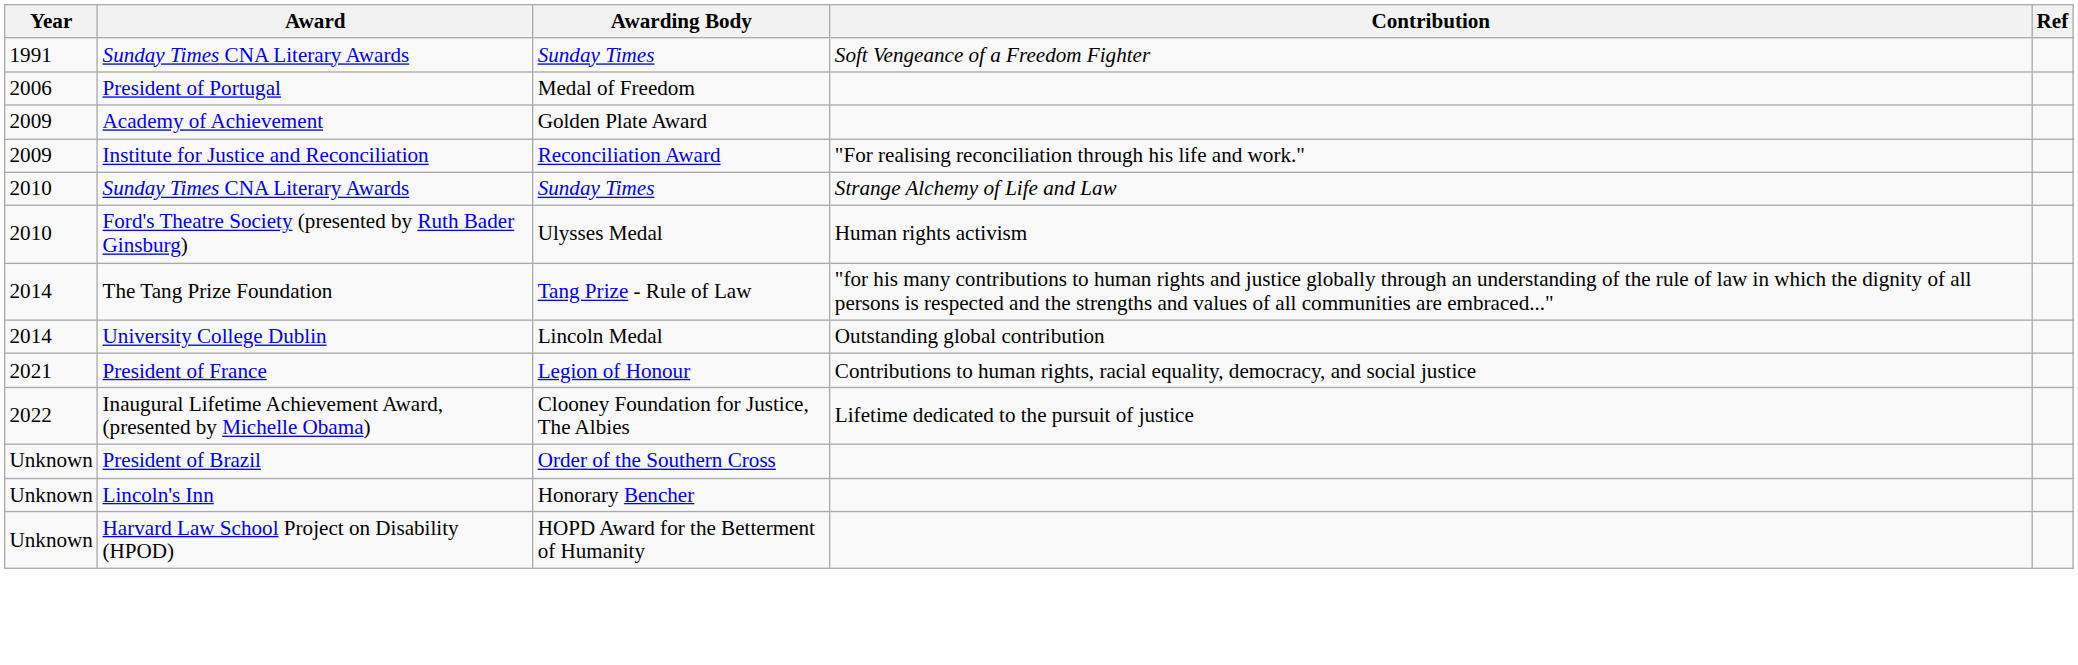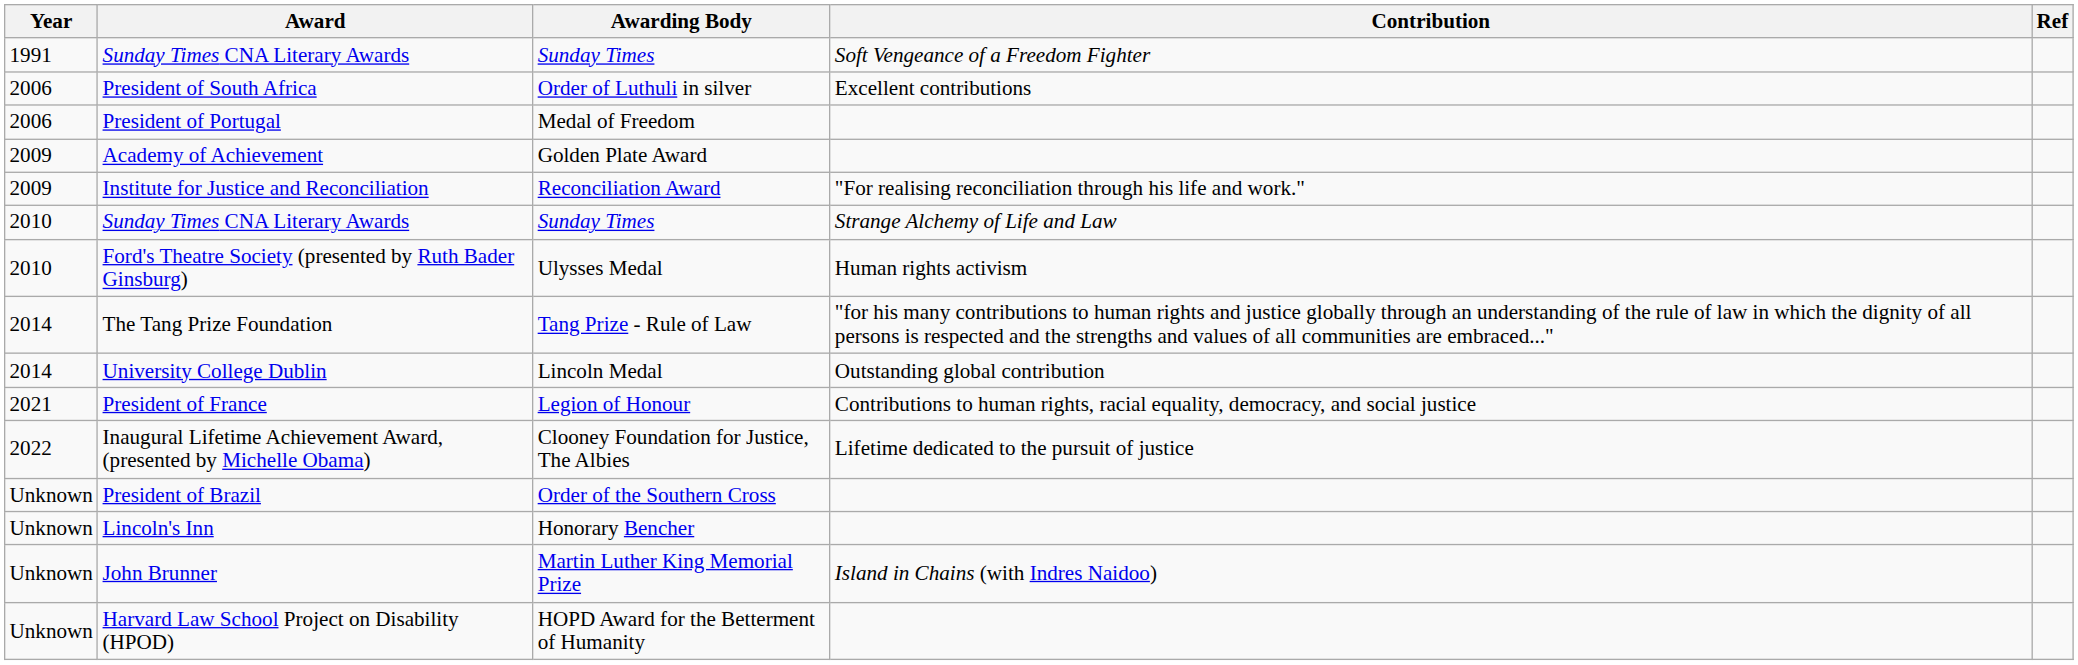+ row: (210, 88)
+ row: (160, 573)
